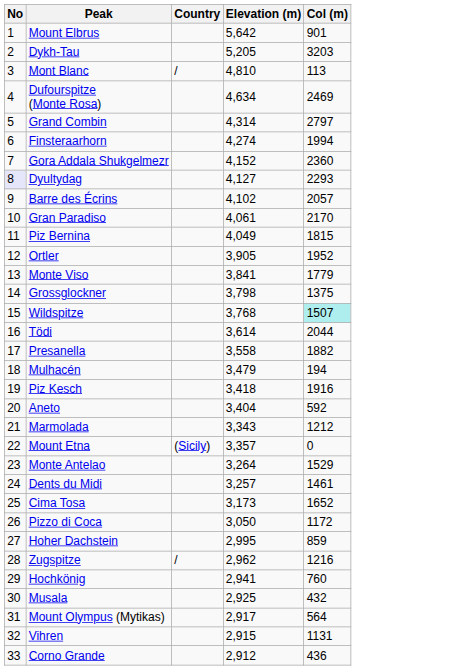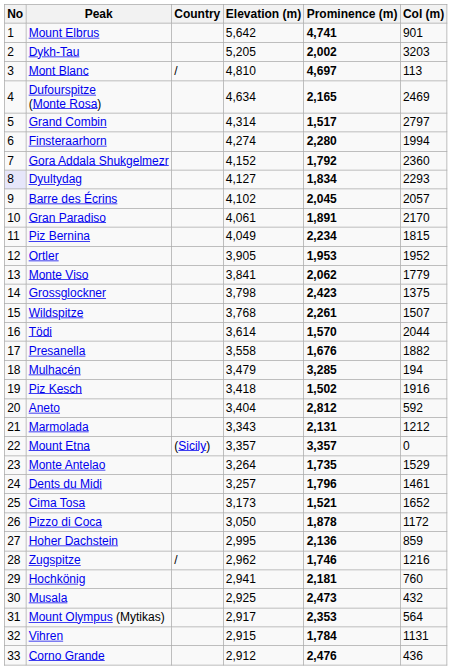+ column: (352, 14)
(320, 312) paleturquoise background -> (416, 312) no background
